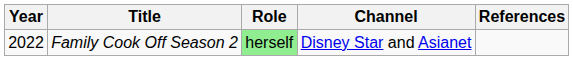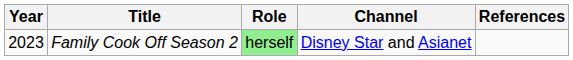(26, 42) 2022 -> (26, 42) 2023
